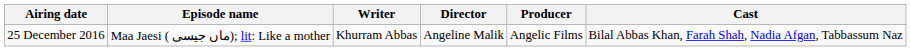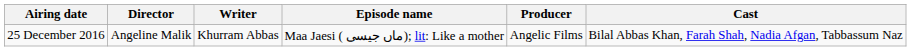columns swapped: (220, 14) <-> (464, 14)
